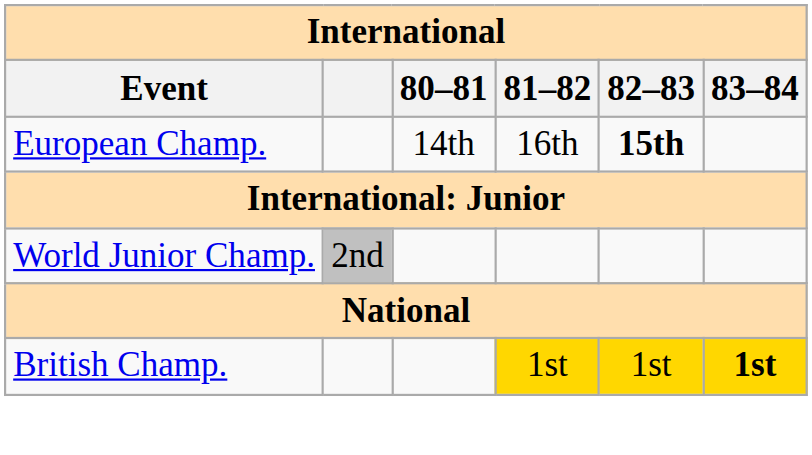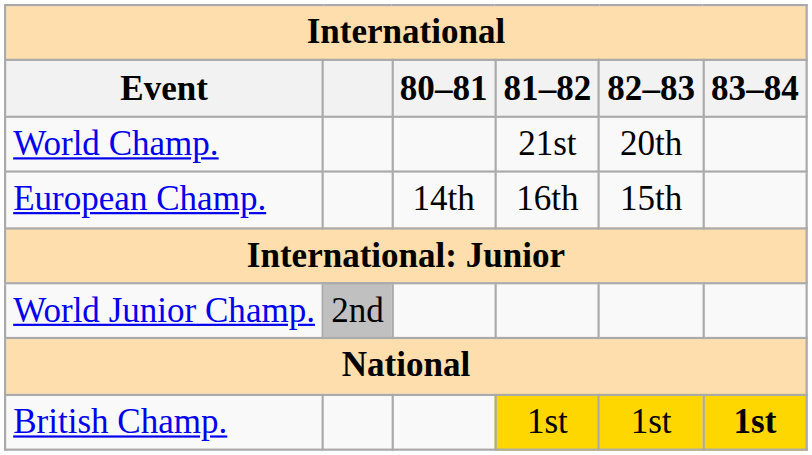+ row: (116, 143)
(651, 143) bold -> (651, 198) normal
